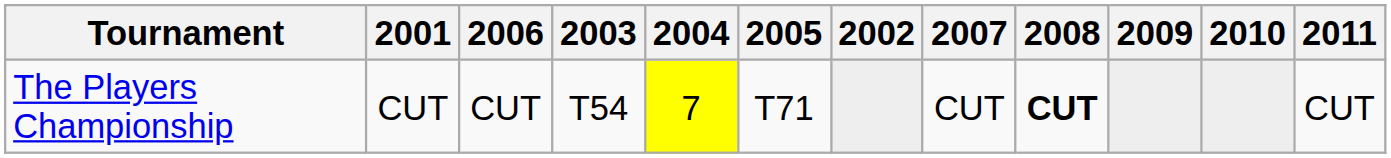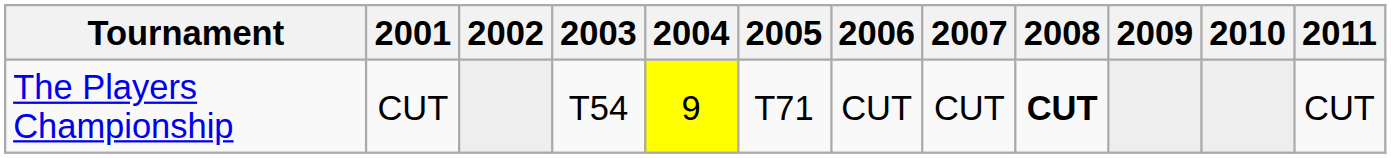columns swapped: (877, 33) <-> (506, 33)
(691, 107) 7 -> (691, 107) 9
